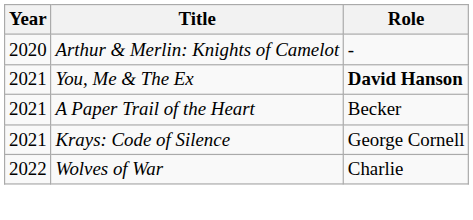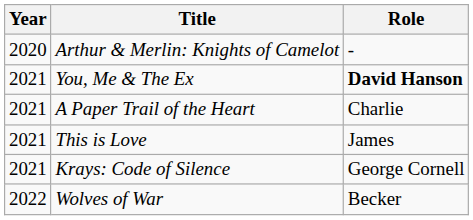(375, 109) Becker -> (376, 109) Charlie
+ row: (101, 139)
(376, 169) Charlie -> (375, 199) Becker
